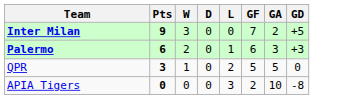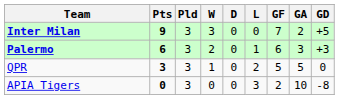+ column: (188, 13)
